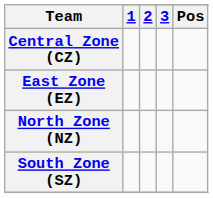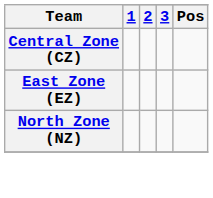- row: (64, 172)
